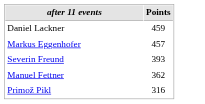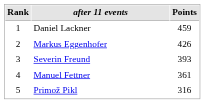+ column: (18, 12)
(158, 44) 457 -> (185, 44) 426
(158, 75) 362 -> (185, 75) 361
